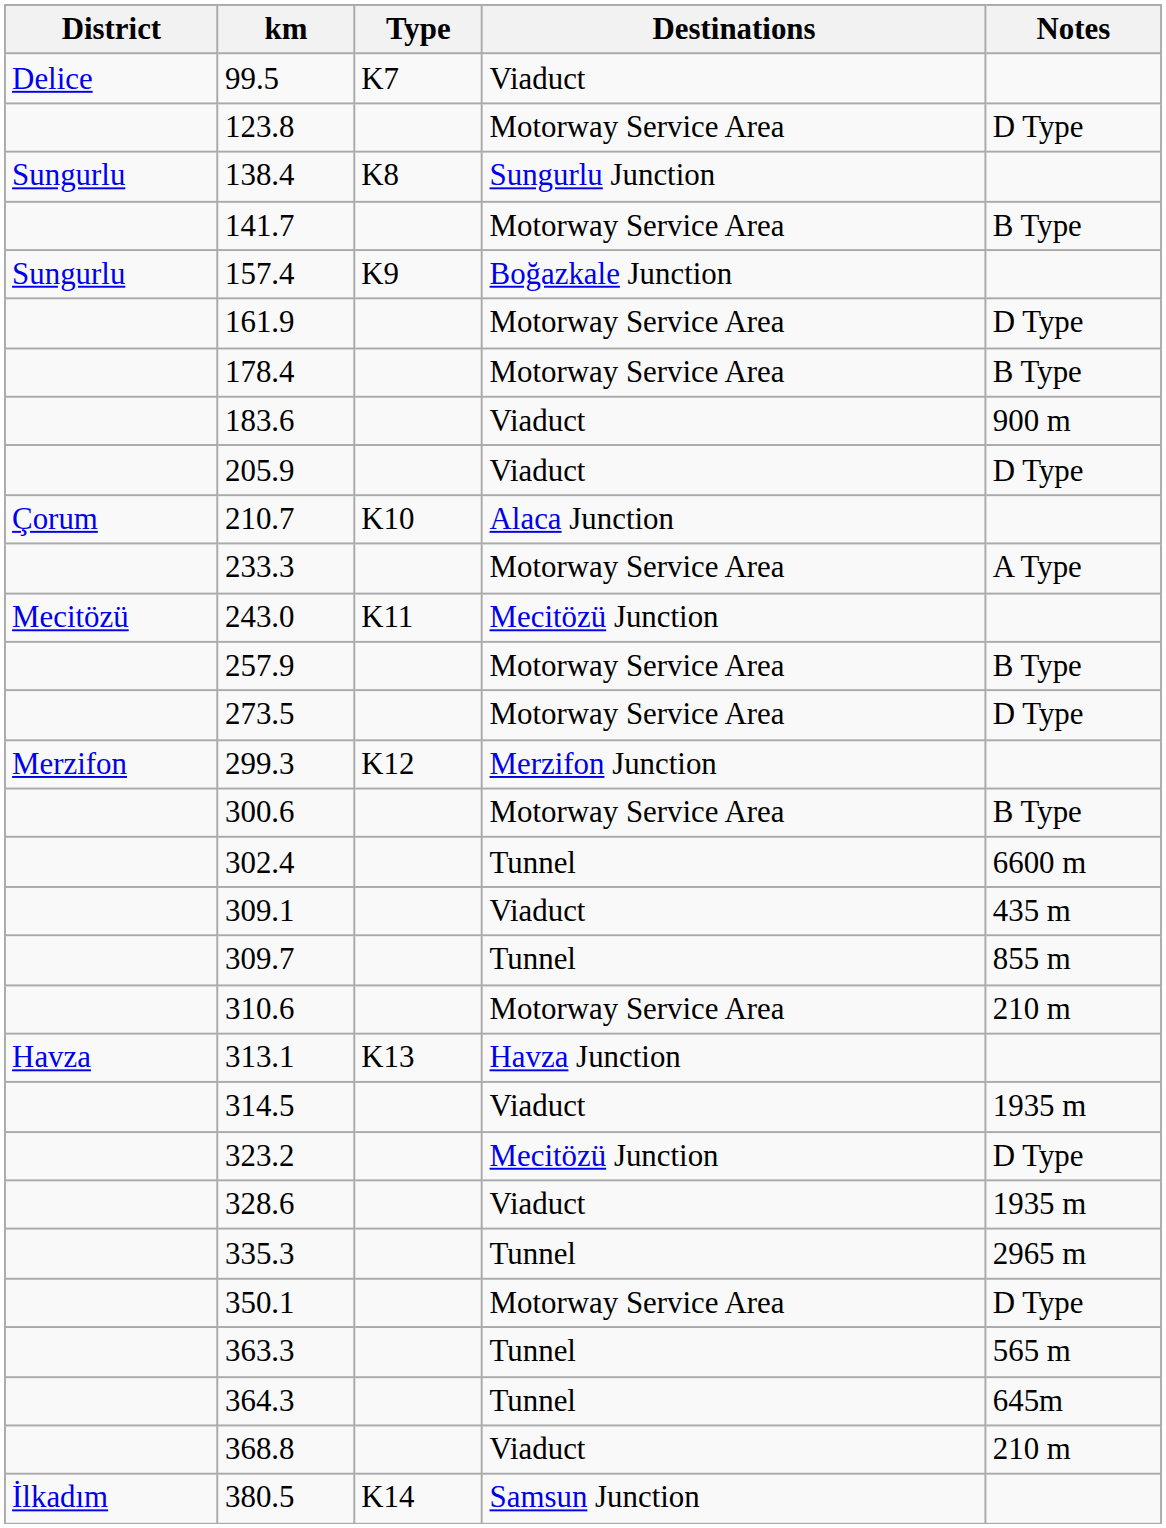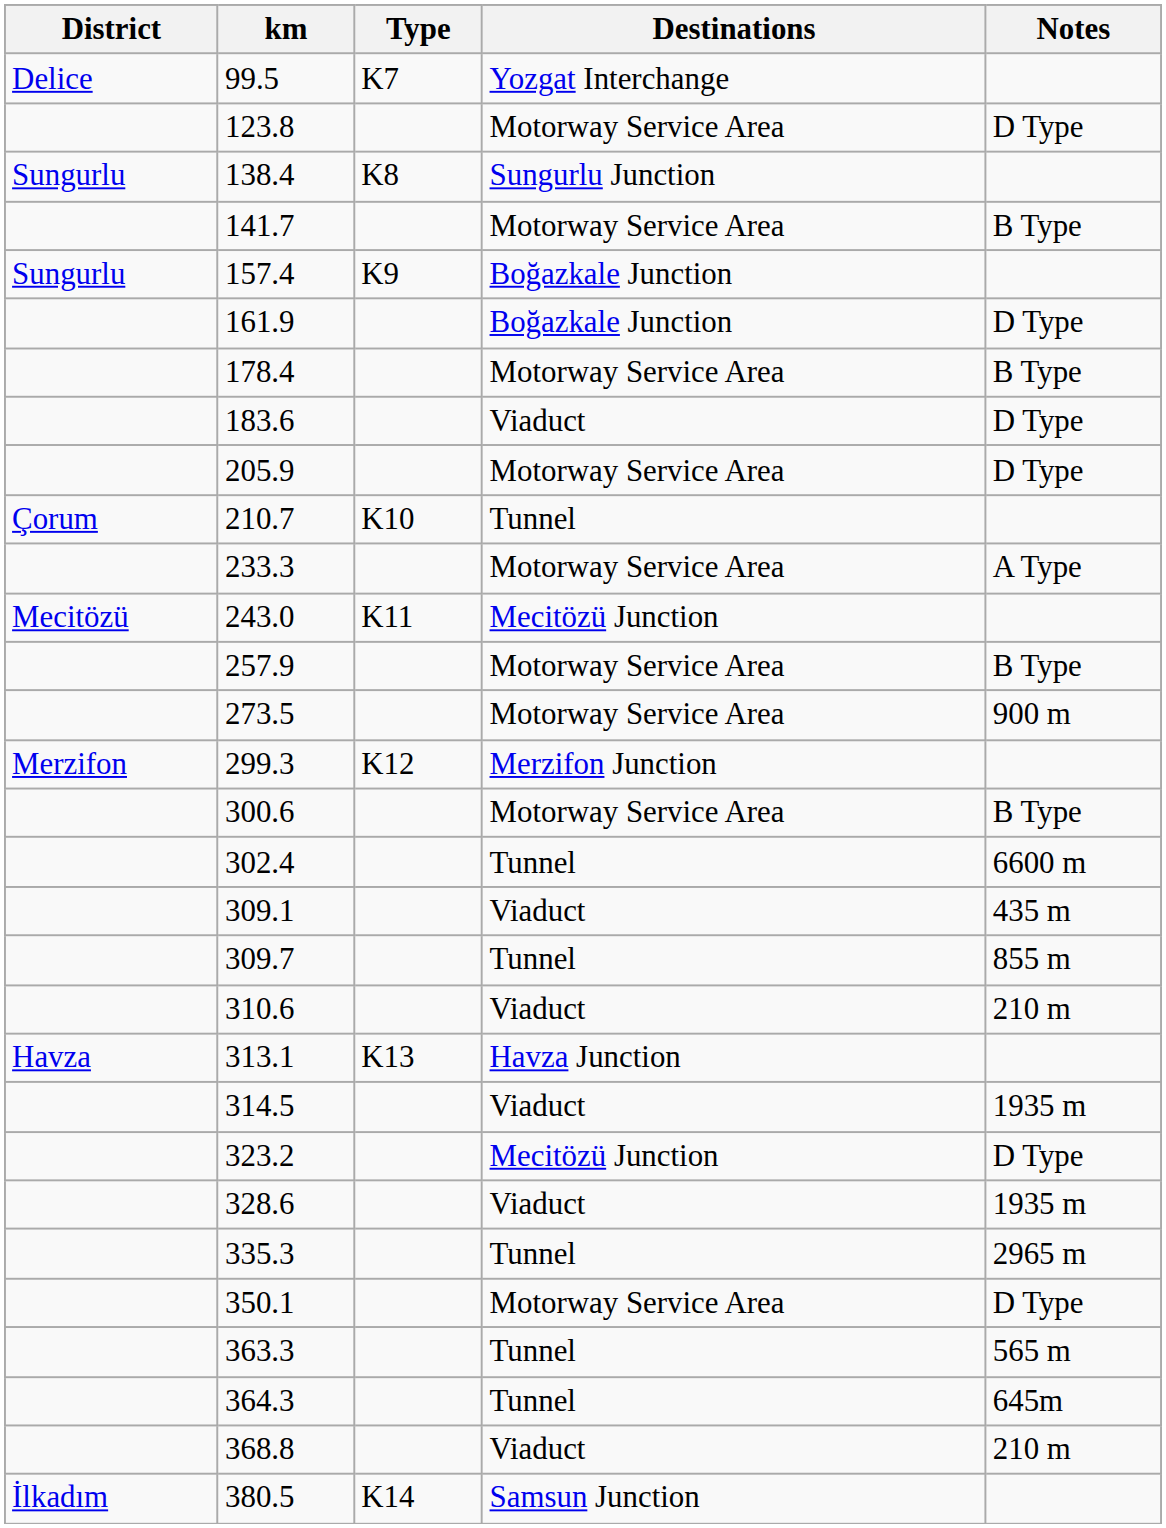(537, 77) Viaduct -> (609, 77) Yozgat Interchange
(637, 322) Motorway Service Area -> (611, 322) Boğazkale Junction
(1032, 420) 900 m -> (1038, 420) D Type
(537, 469) Viaduct -> (637, 469) Motorway Service Area
(582, 518) Alaca Junction -> (533, 518) Tunnel
(1038, 714) D Type -> (1032, 714) 900 m
(637, 1008) Motorway Service Area -> (537, 1008) Viaduct
